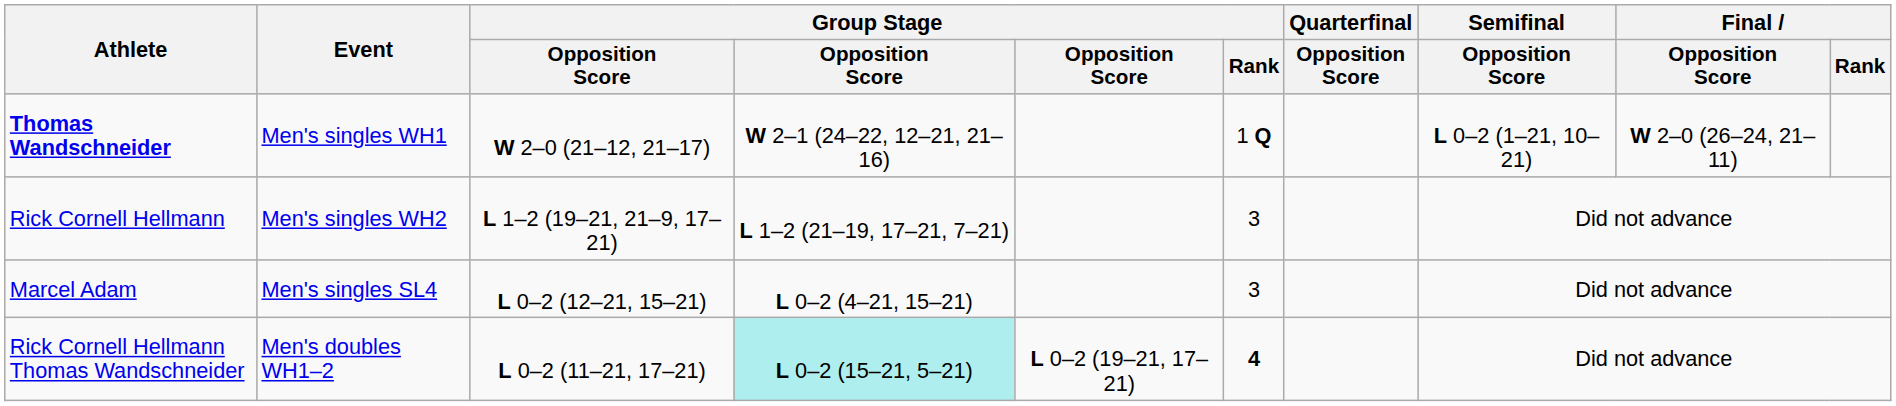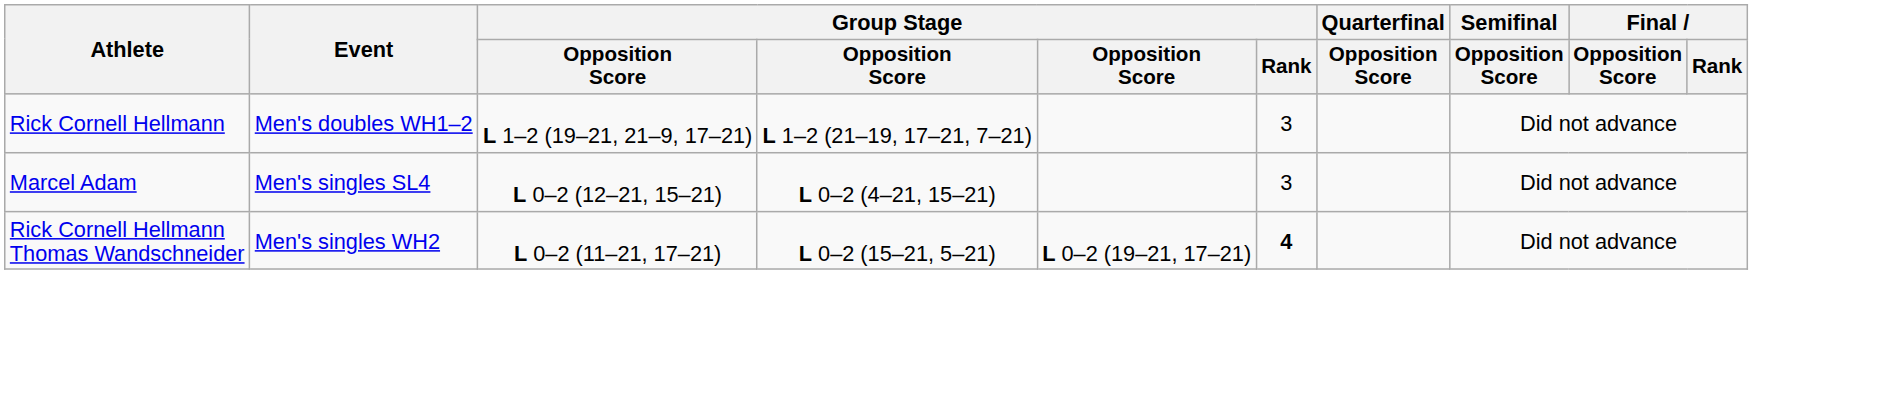- row: (90, 136)
(354, 219) Men's singles WH2 -> (364, 124) Men's doubles WH1–2
(331, 360) Men's doubles WH1–2 -> (347, 241) Men's singles WH2
(874, 372) paleturquoise background -> (897, 253) no background
